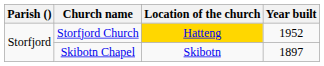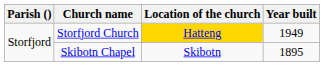(291, 33) 1952 -> (291, 33) 1949
(291, 52) 1897 -> (291, 52) 1895
